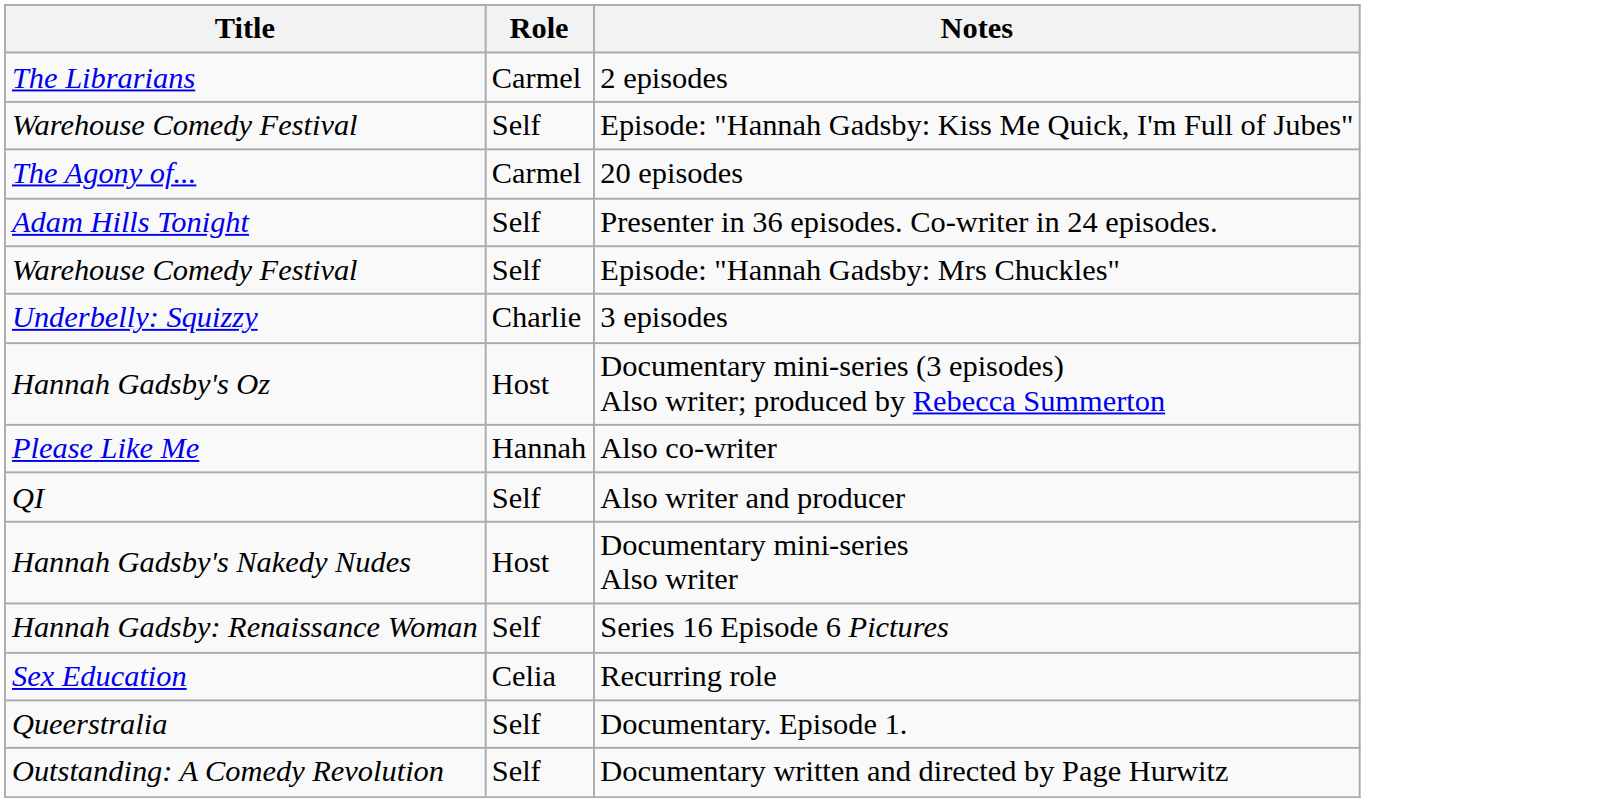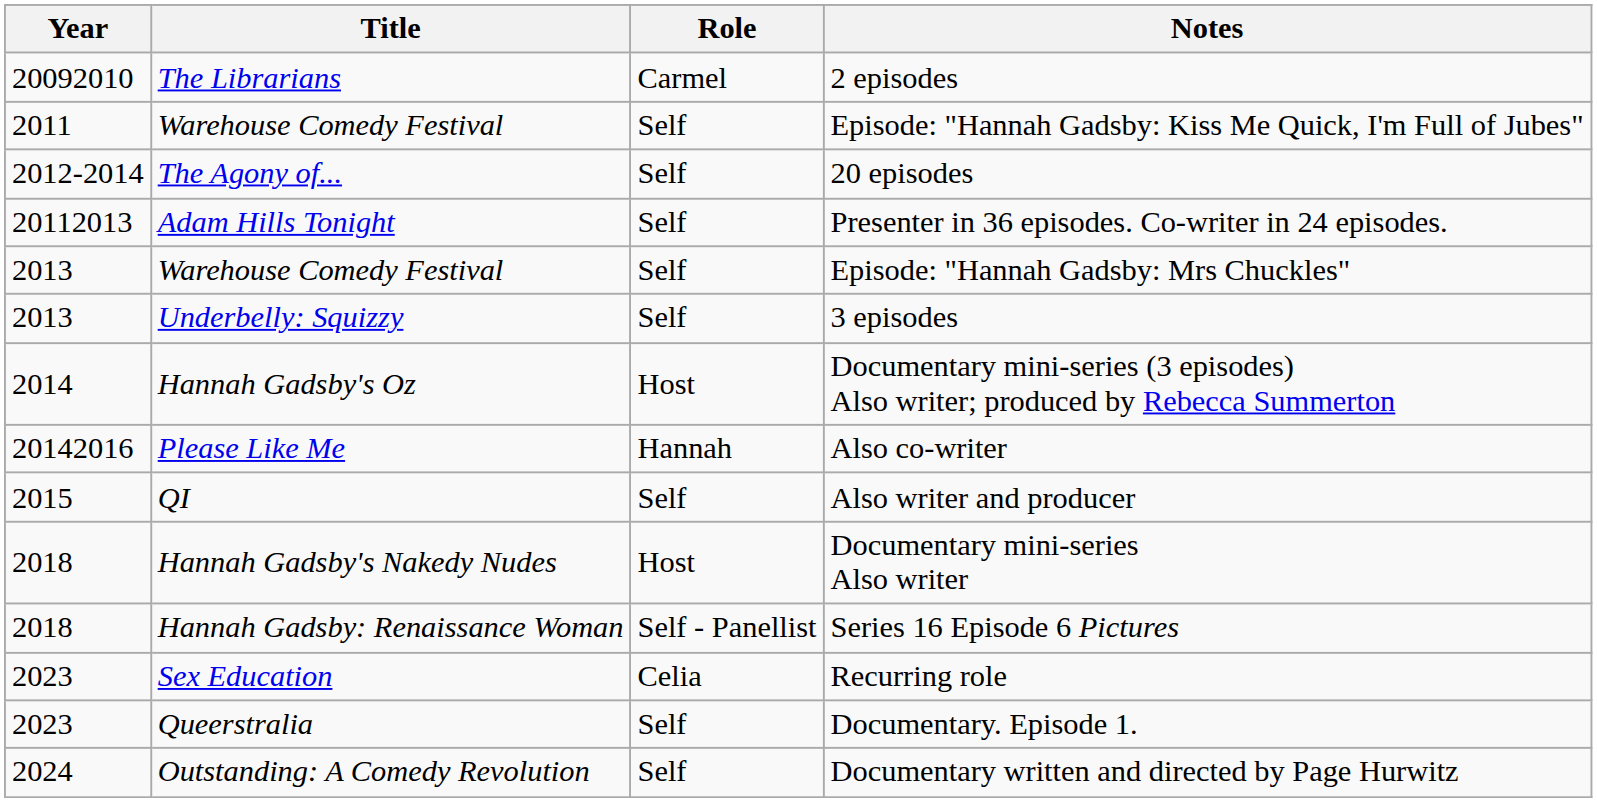+ column: (78, 28)
(537, 173) Carmel -> (662, 173) Self
(537, 317) Charlie -> (662, 317) Self
(516, 627) Self -> (727, 627) Self - Panellist
